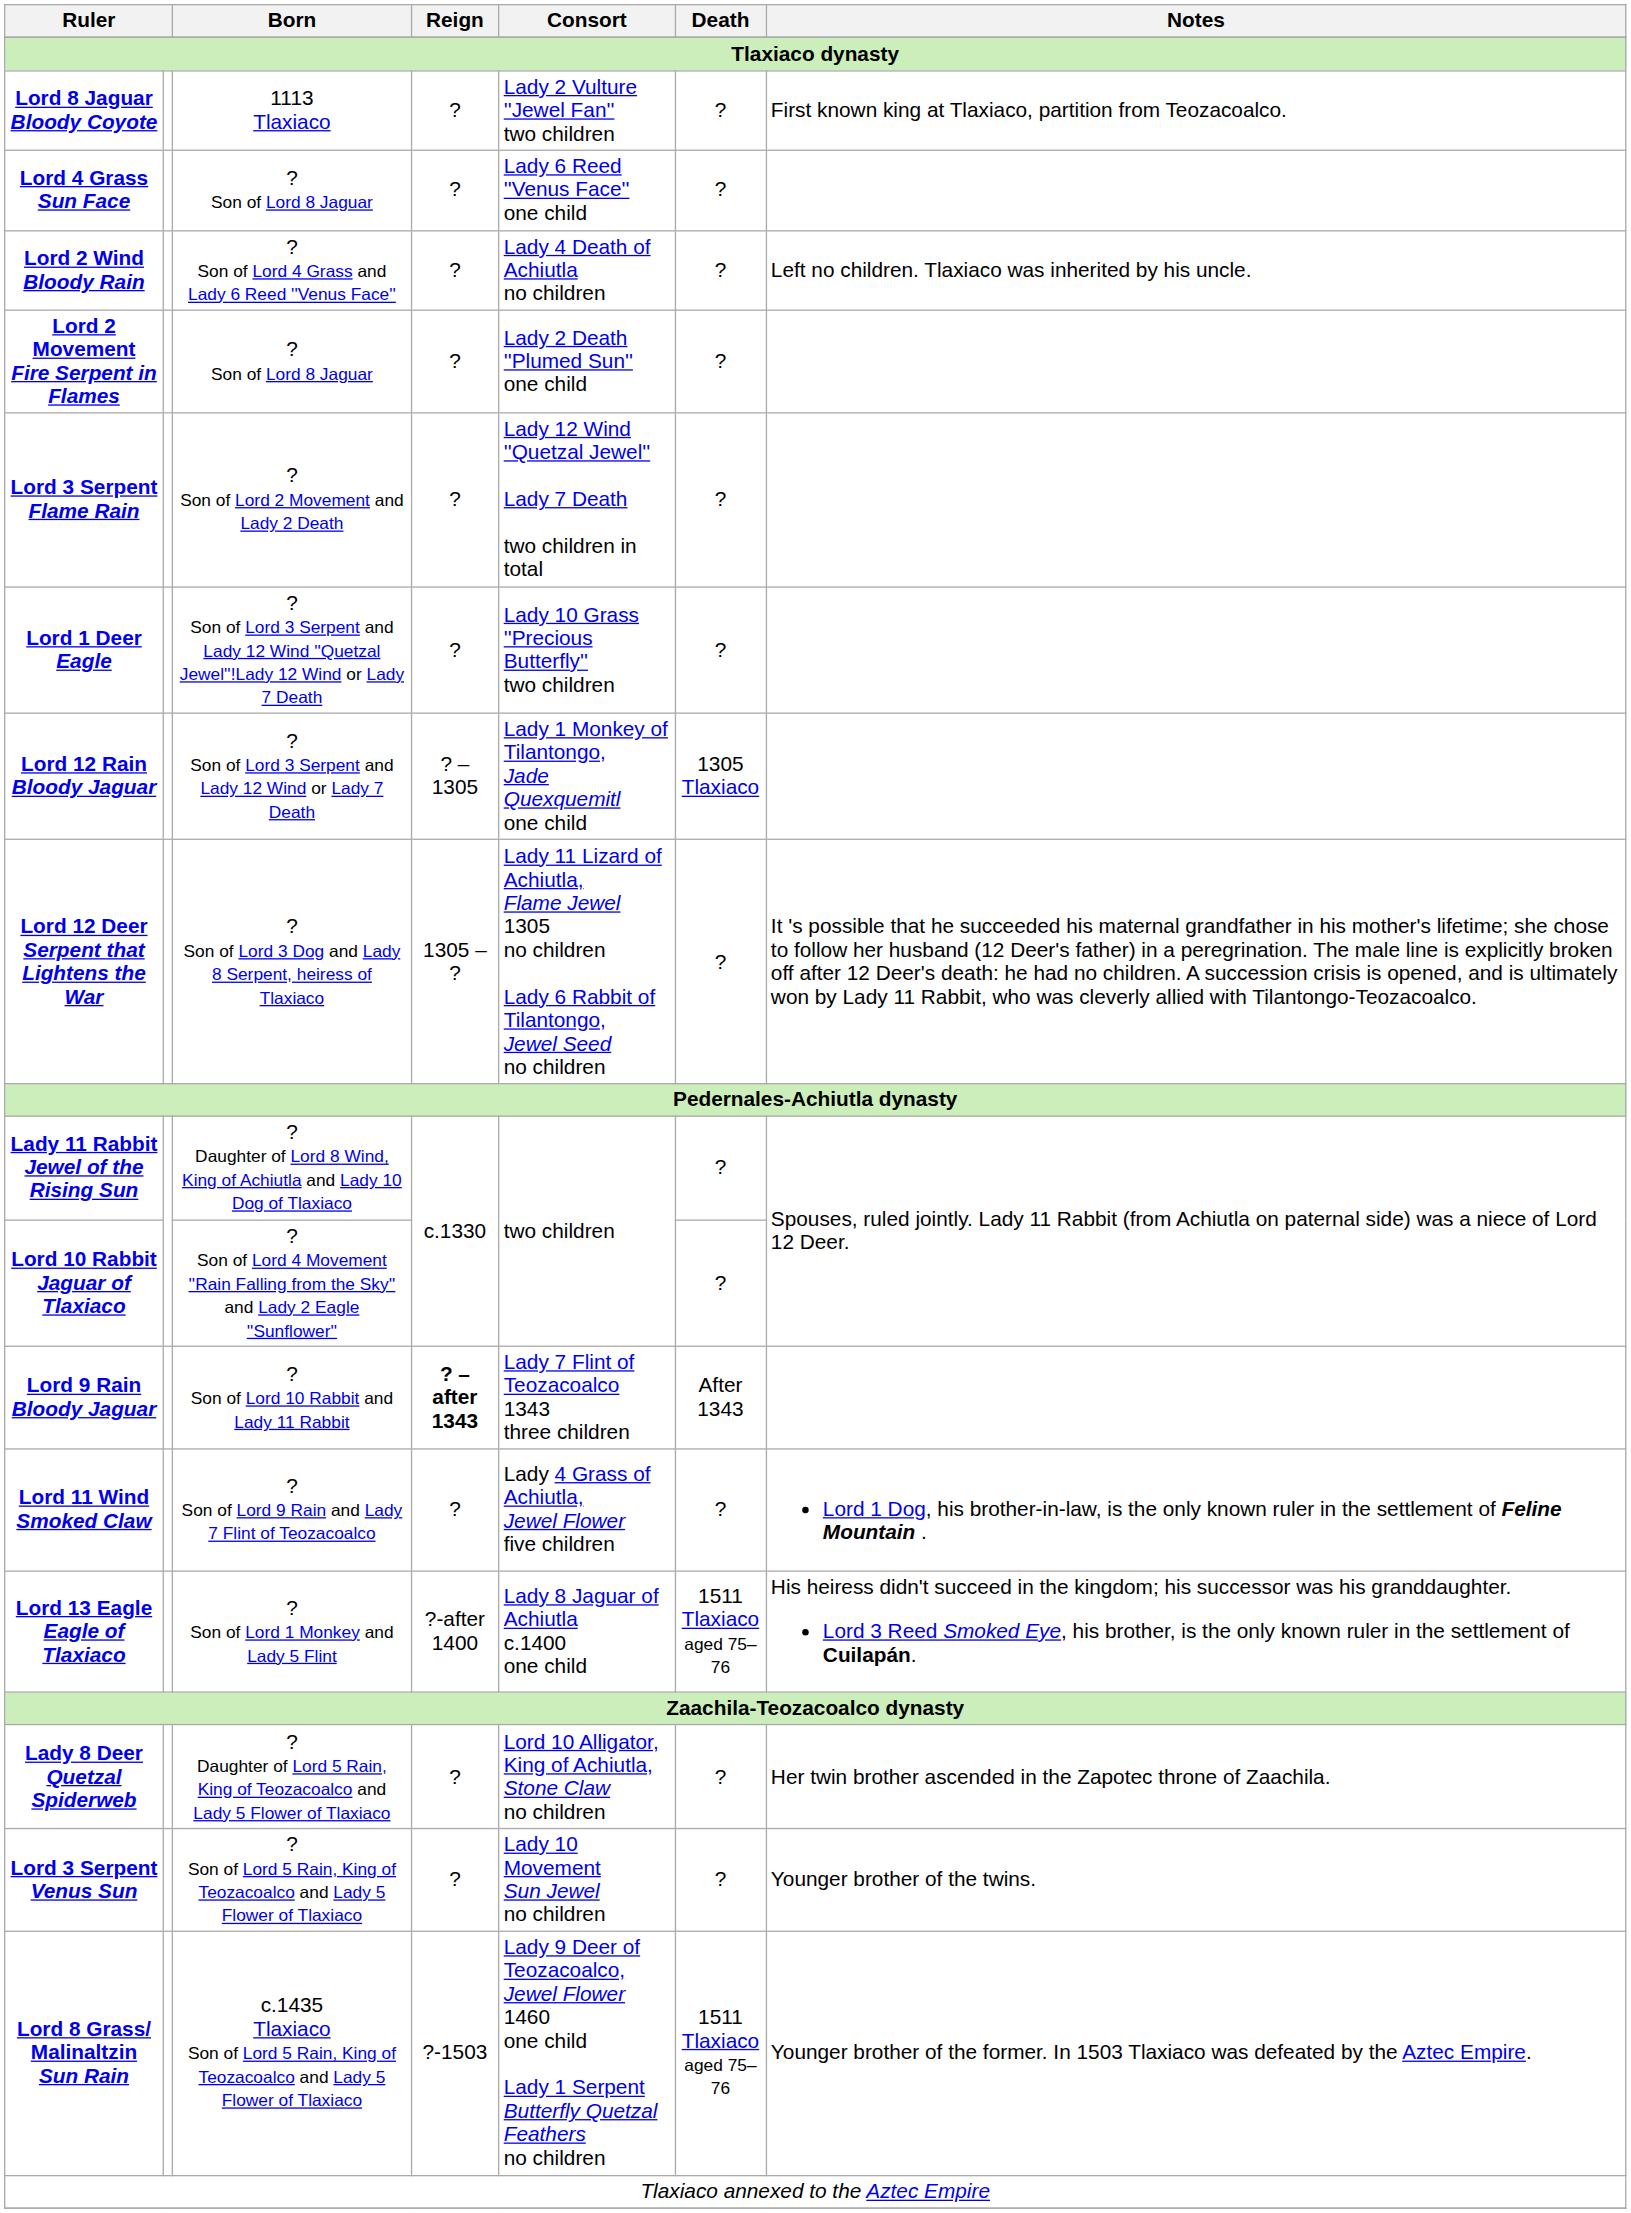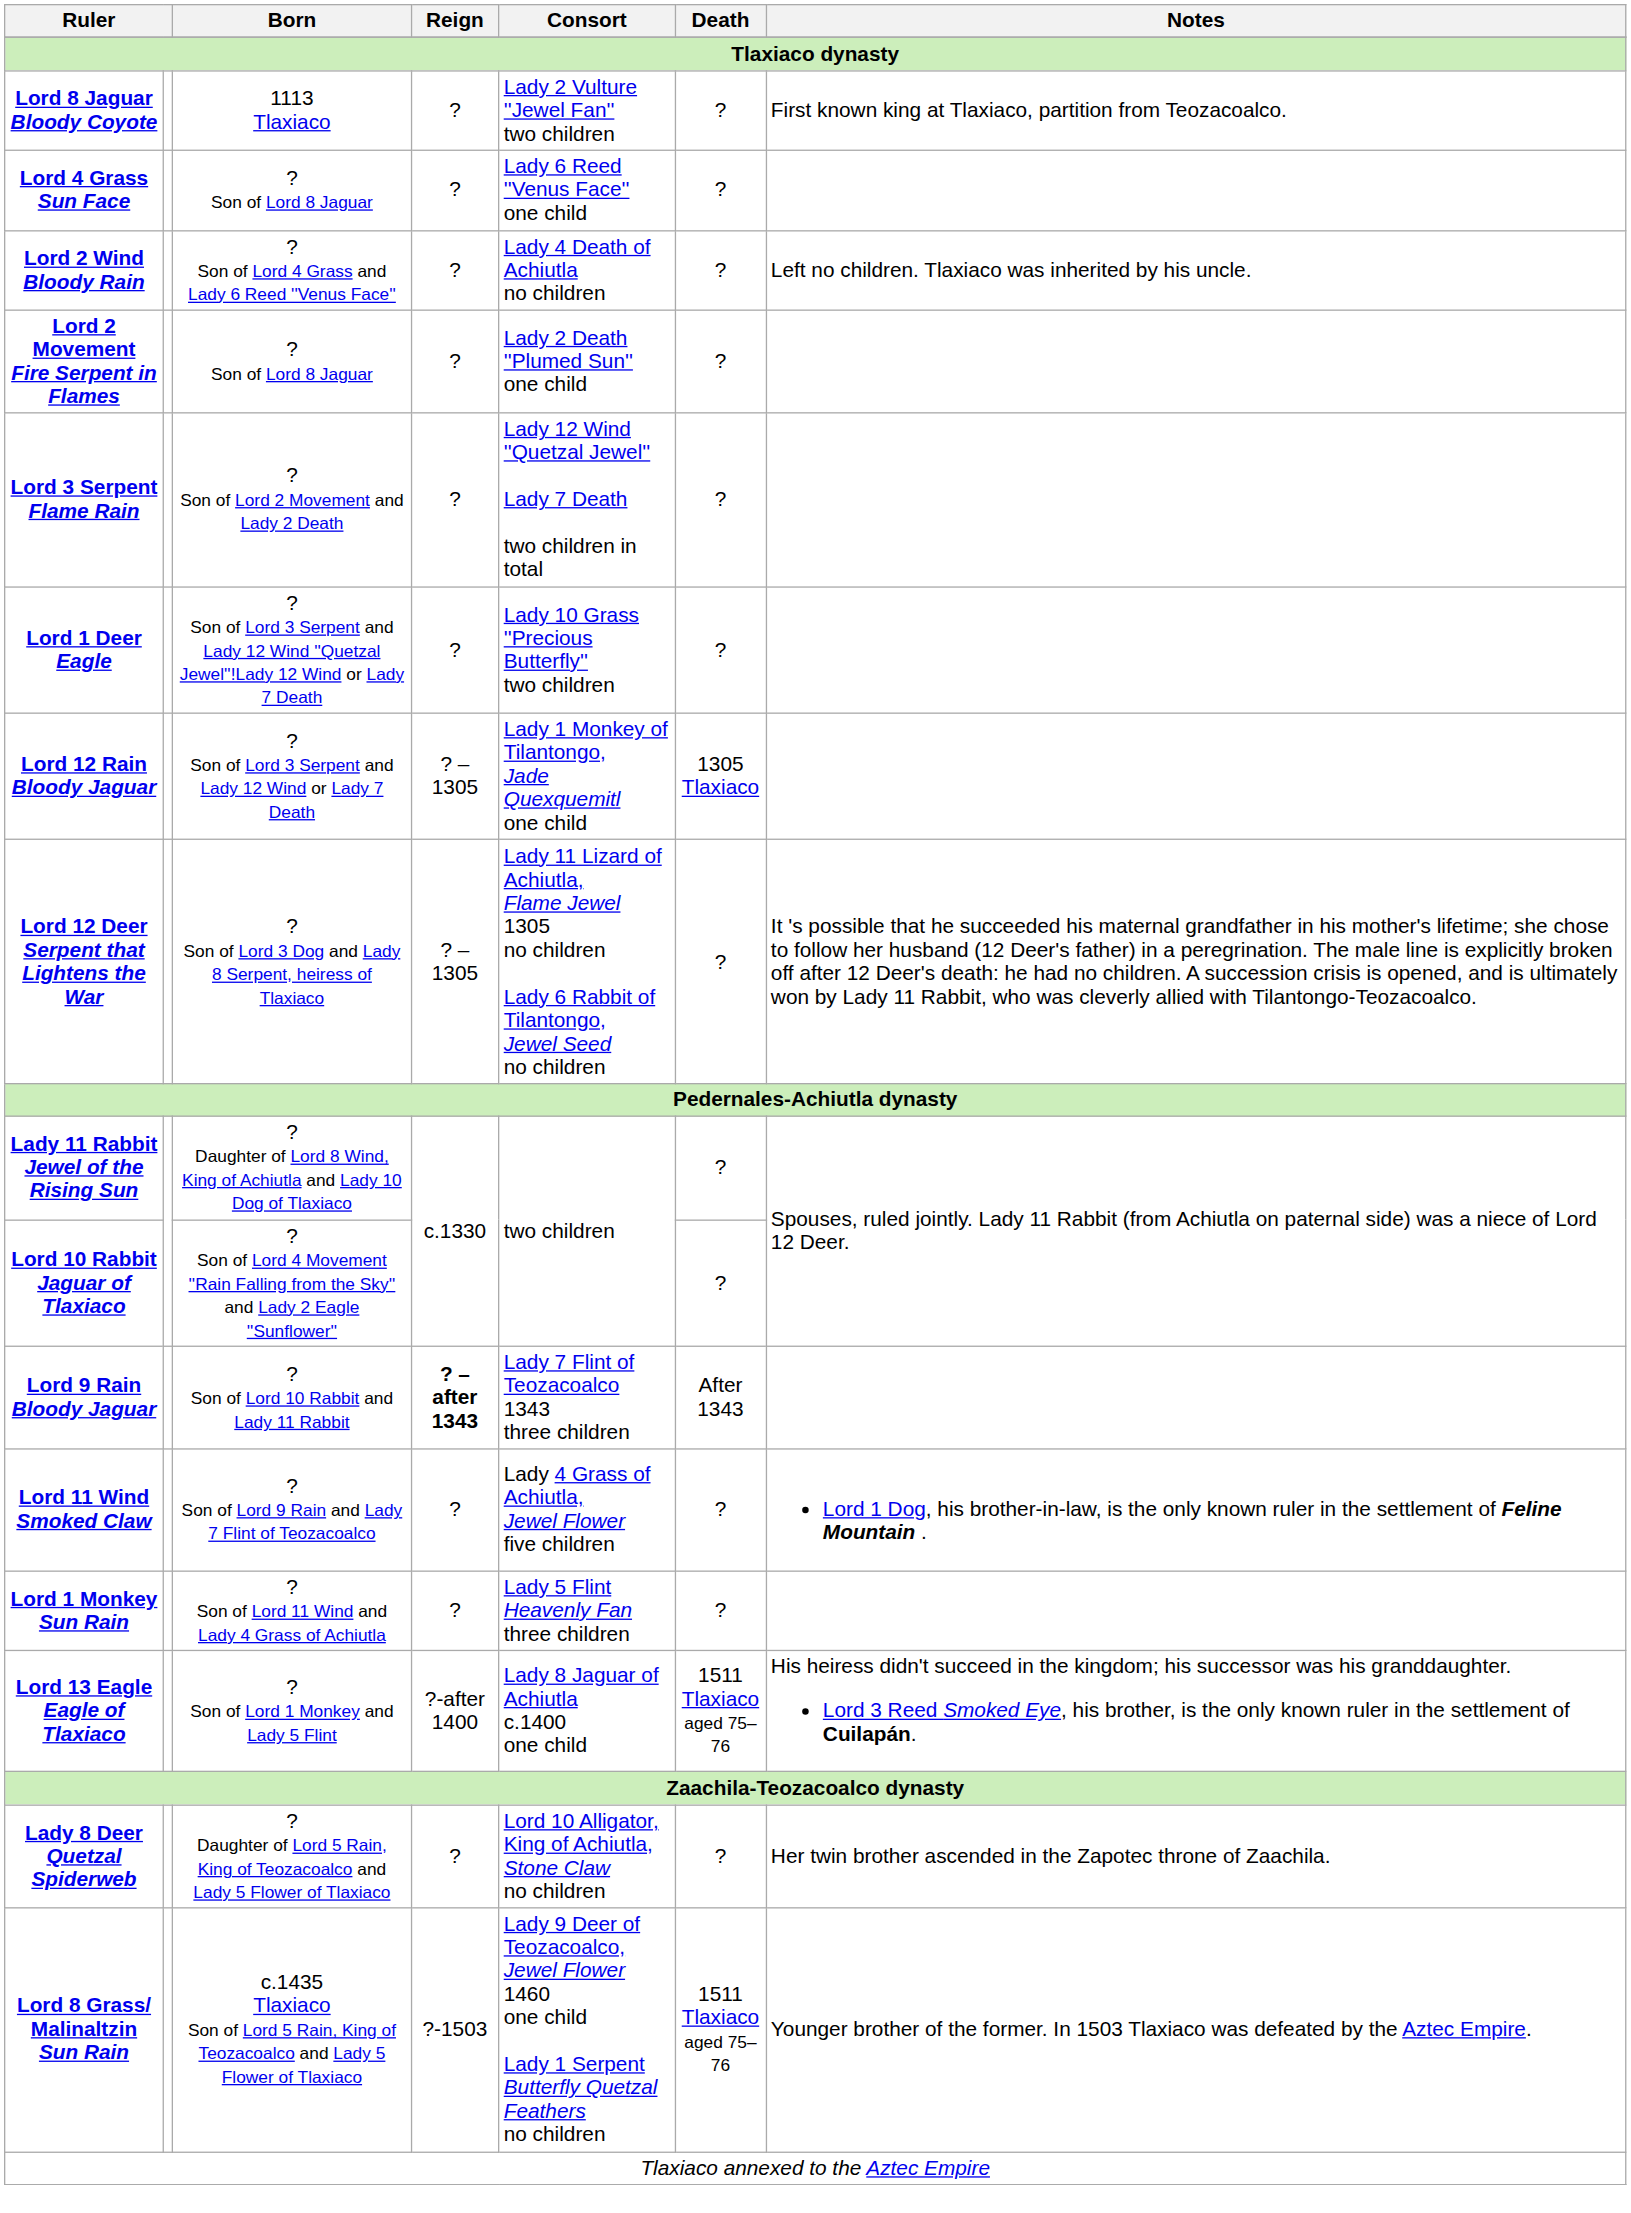(455, 961) 1305 – ? -> (455, 961) ? – 1305
+ row: (84, 1610)
- row: (84, 1879)
